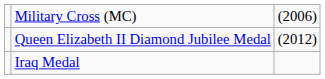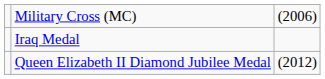rows swapped: (47, 62) <-> (143, 39)
